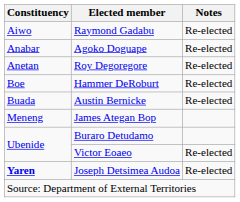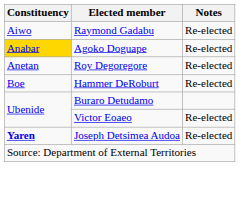(23, 48) no background -> (23, 48) gold background
- row: (110, 100)
- row: (115, 118)
